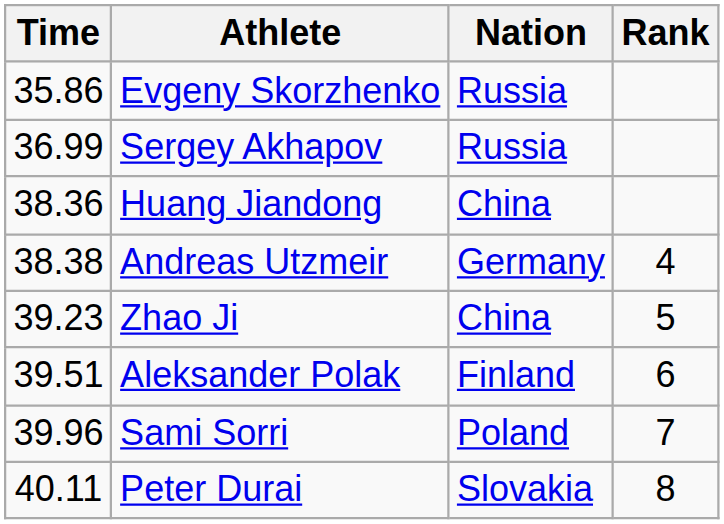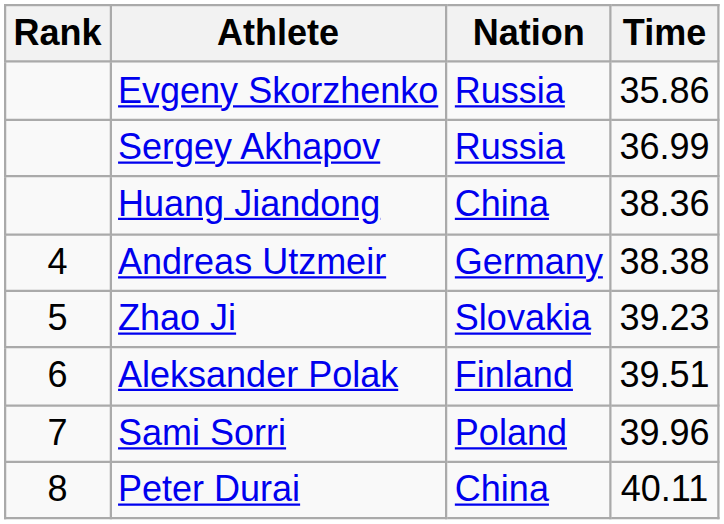columns swapped: (666, 33) <-> (58, 33)
(504, 318) China -> (523, 318) Slovakia
(525, 489) Slovakia -> (502, 489) China
